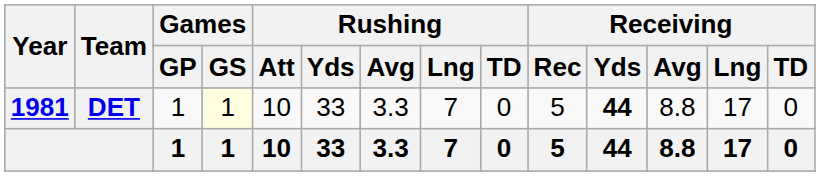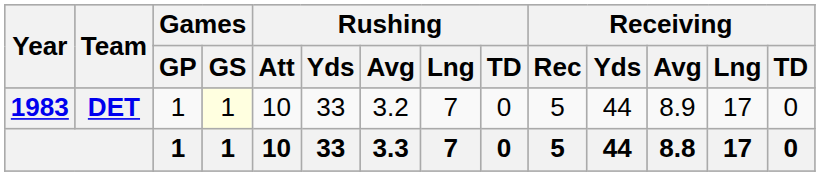(40, 107) 1981 -> (40, 107) 1983
(391, 107) 3.3 -> (391, 107) 3.2
(617, 107) bold -> (617, 107) normal
(677, 107) 8.8 -> (677, 107) 8.9
